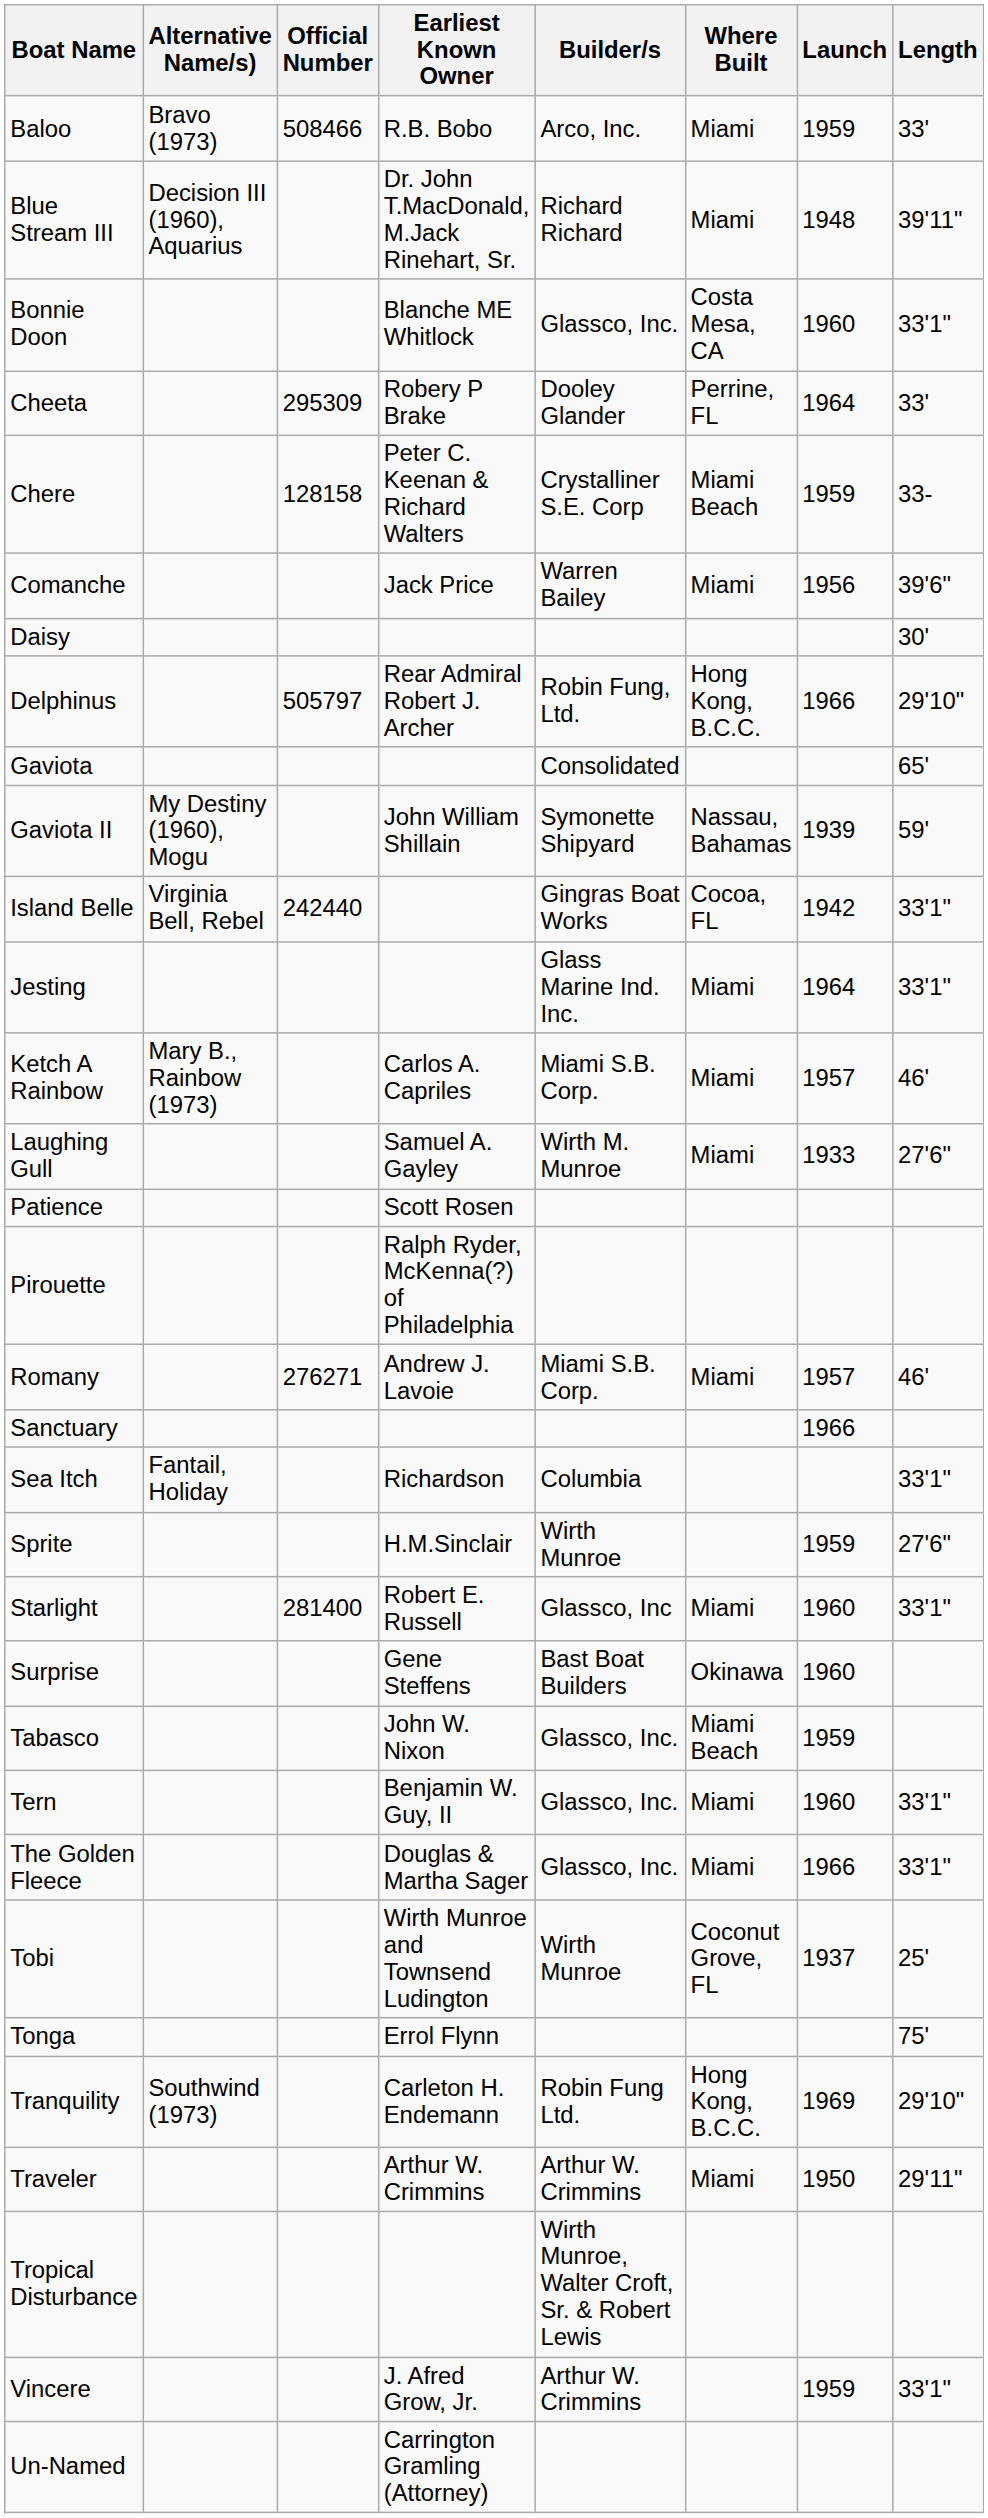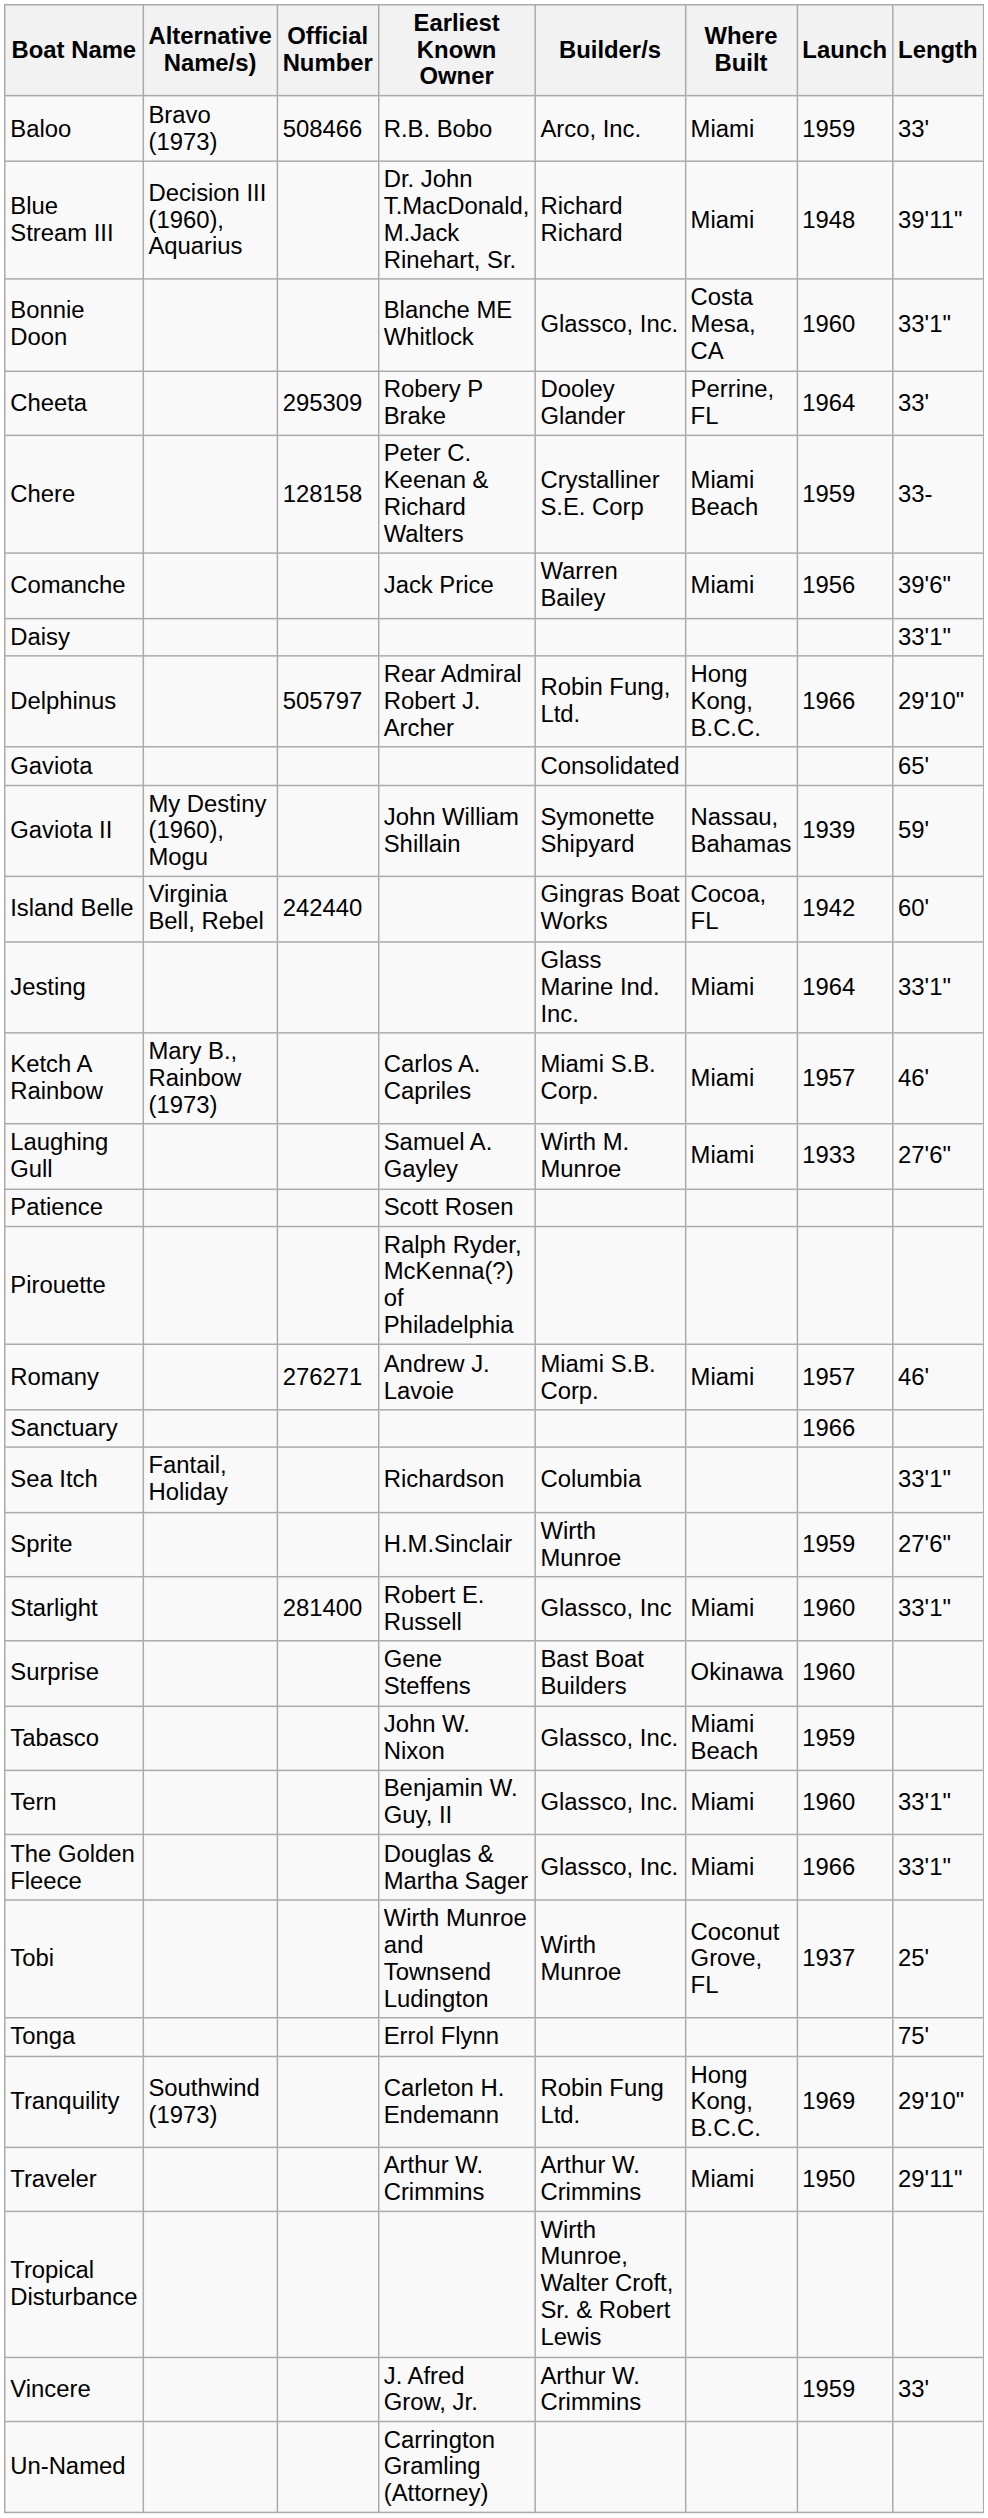(914, 636) 30' -> (924, 636) 33'1"
(924, 908) 33'1" -> (914, 908) 60'
(924, 2388) 33'1" -> (914, 2388) 33'
